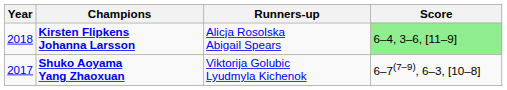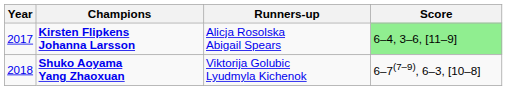(20, 39) 2018 -> (20, 39) 2017
(20, 70) 2017 -> (20, 70) 2018
